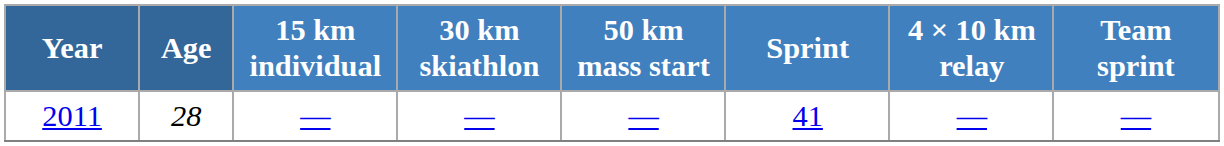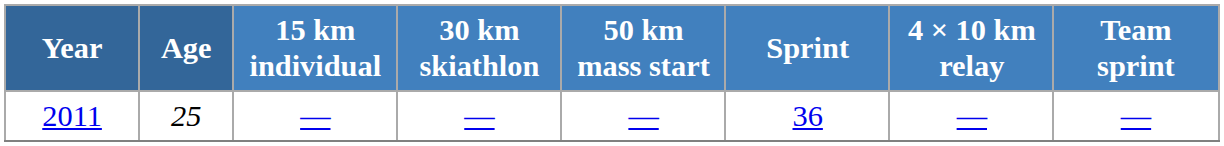(186, 115) 28 -> (186, 115) 25
(808, 115) 41 -> (808, 115) 36
